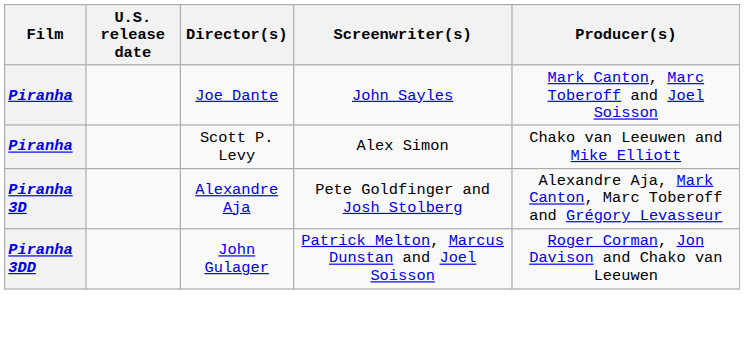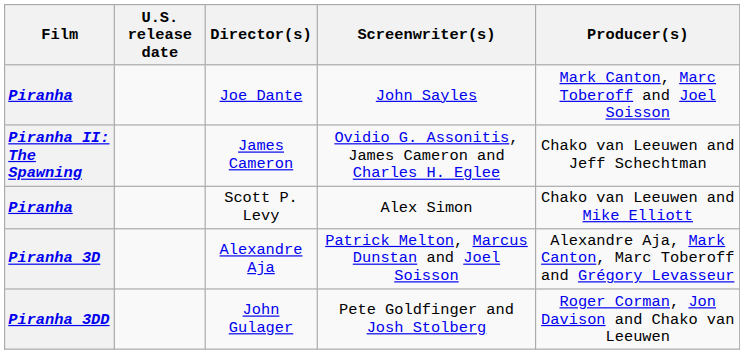+ row: (261, 156)
(403, 198) Pete Goldfinger and Josh Stolberg -> (426, 259) Patrick Melton, Marcus Dunstan and Joel Soisson
(403, 259) Patrick Melton, Marcus Dunstan and Joel Soisson -> (426, 319) Pete Goldfinger and Josh Stolberg
